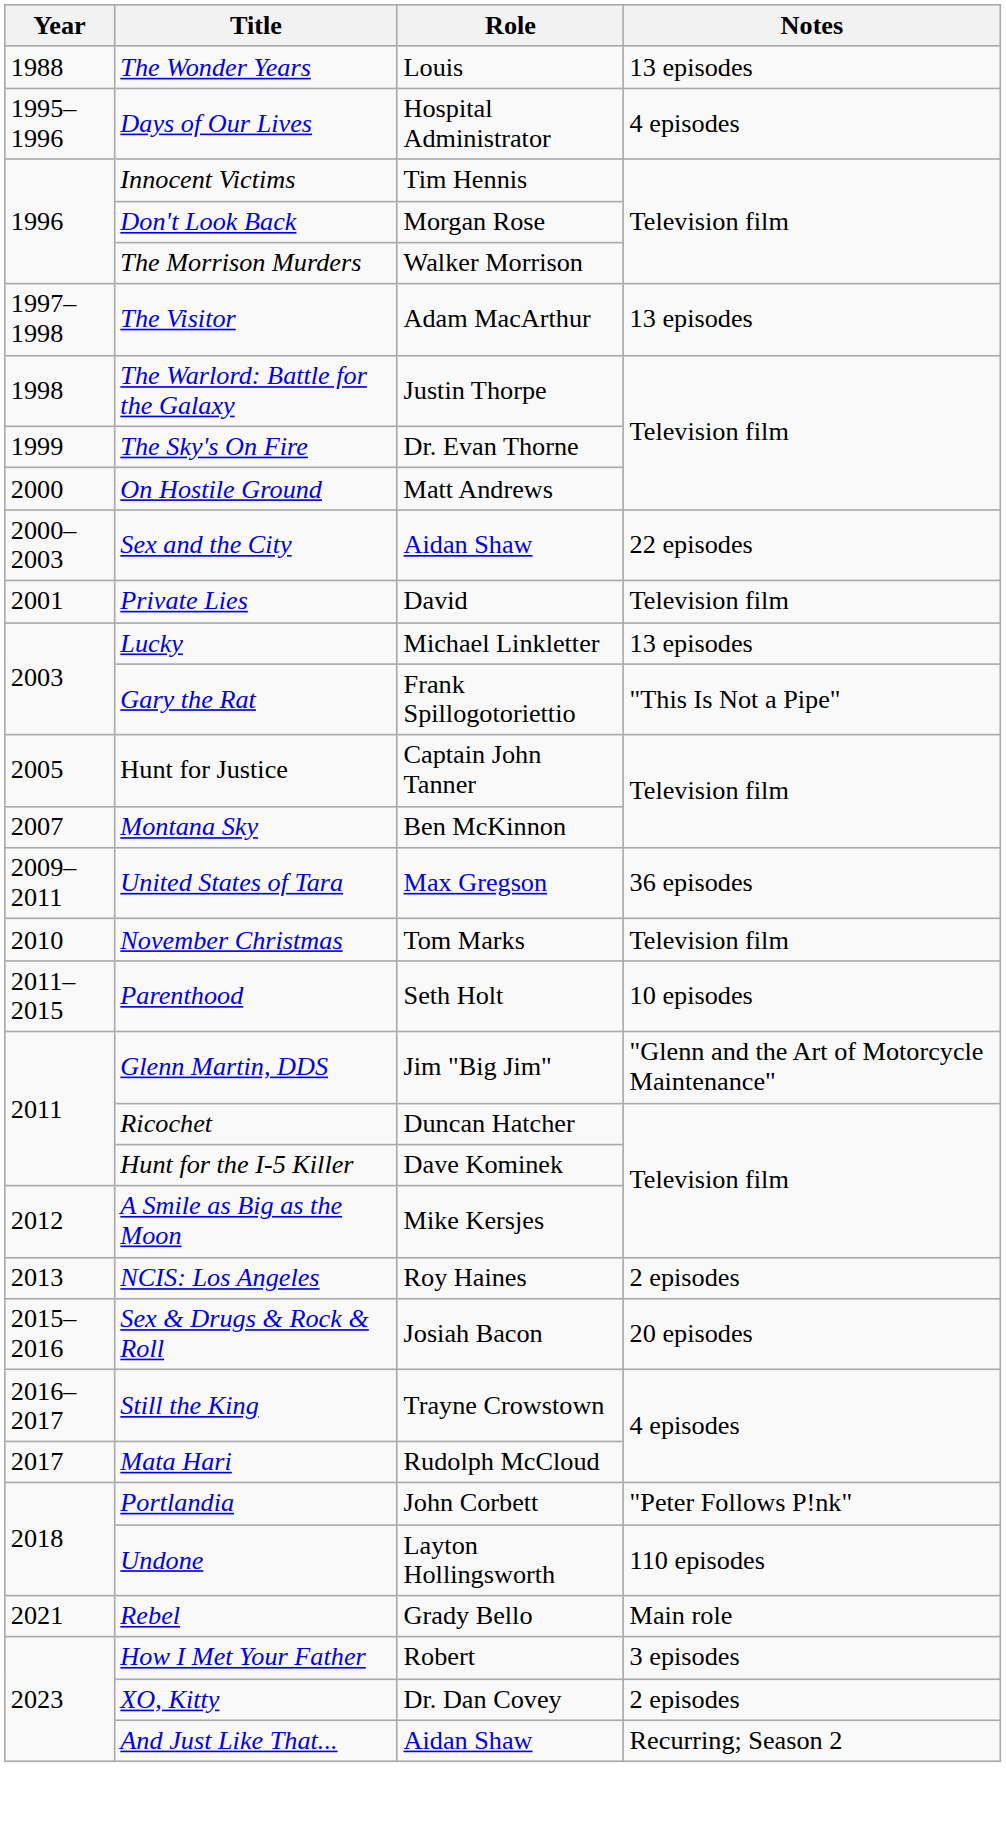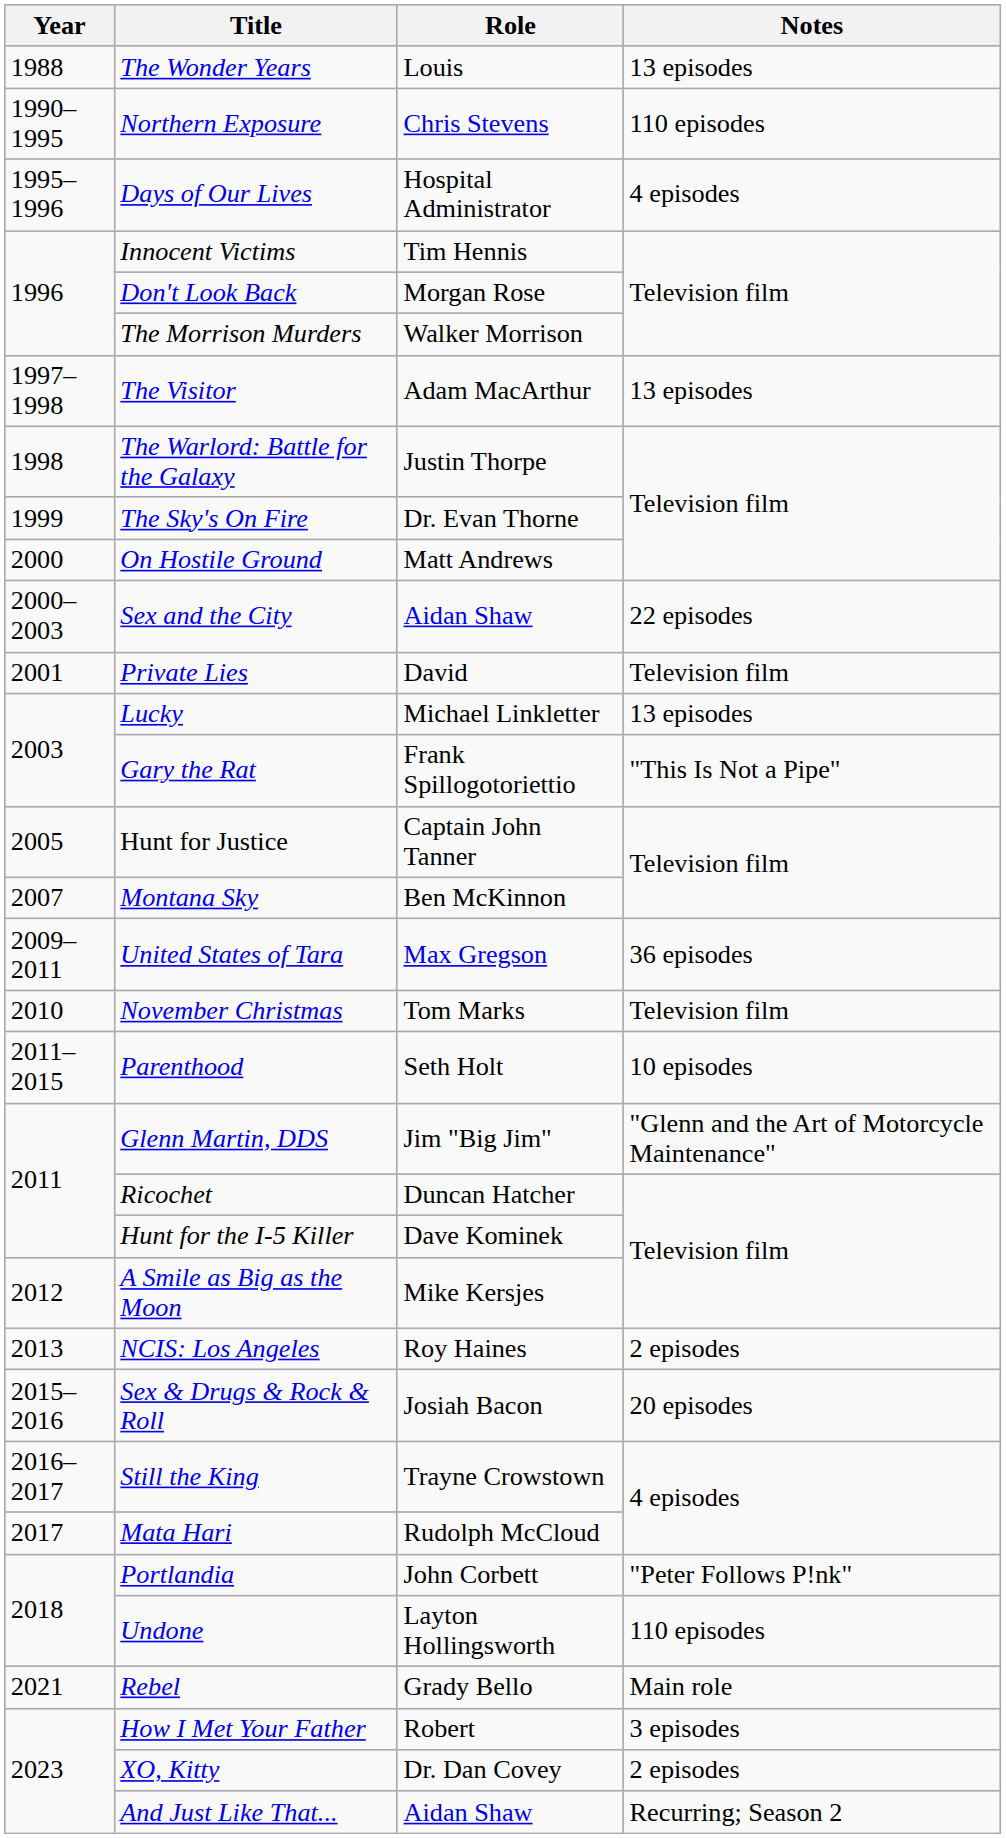+ row: (221, 123)
